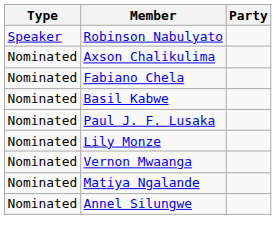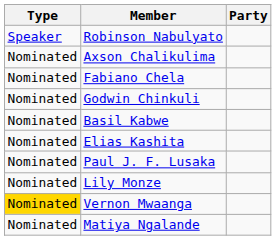+ row: (142, 99)
+ row: (134, 141)
(42, 162) no background -> (42, 204) gold background
- row: (138, 204)
